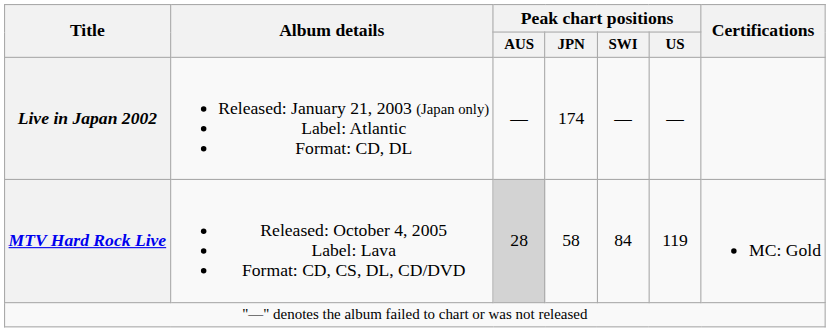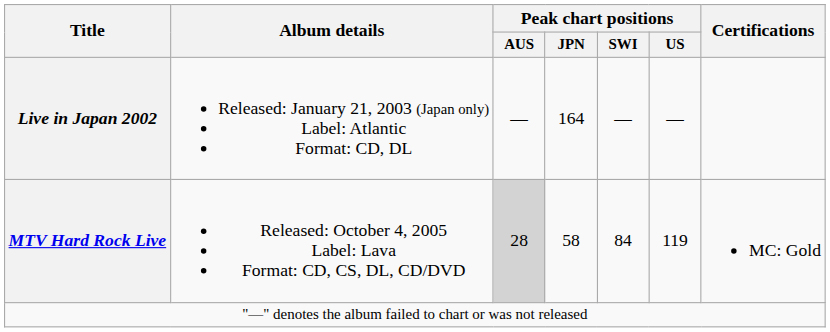(571, 118) 174 -> (571, 118) 164
